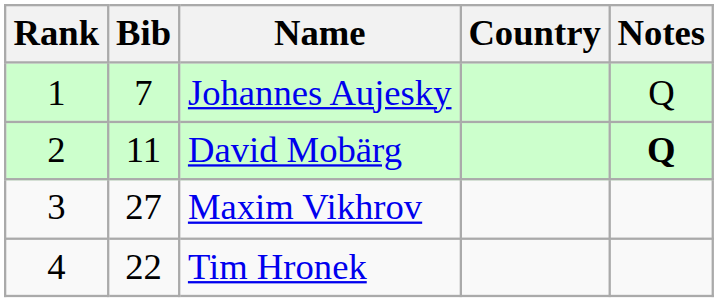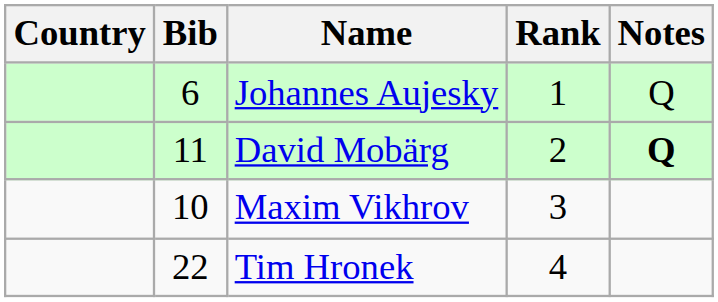columns swapped: (56, 33) <-> (535, 33)
(144, 91) 7 -> (190, 91) 6
(144, 207) 27 -> (190, 207) 10
